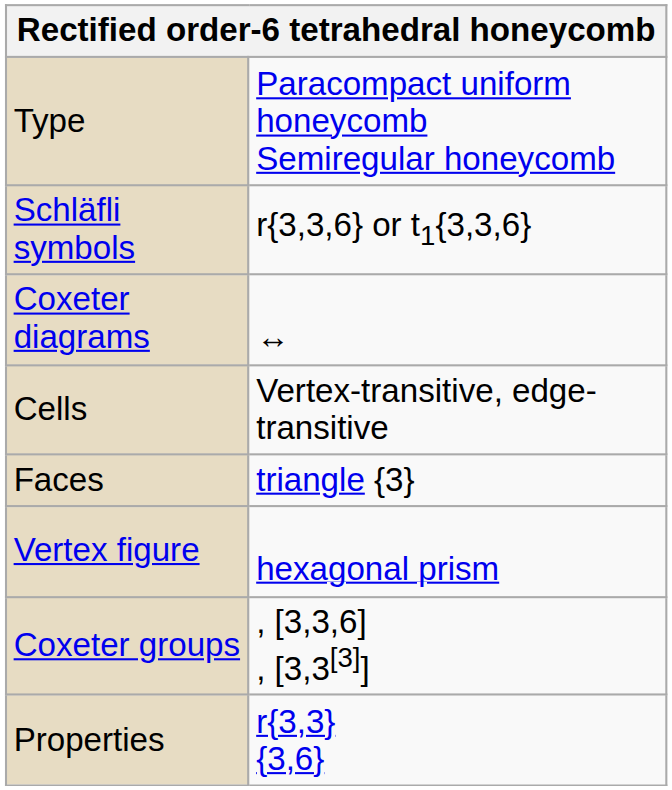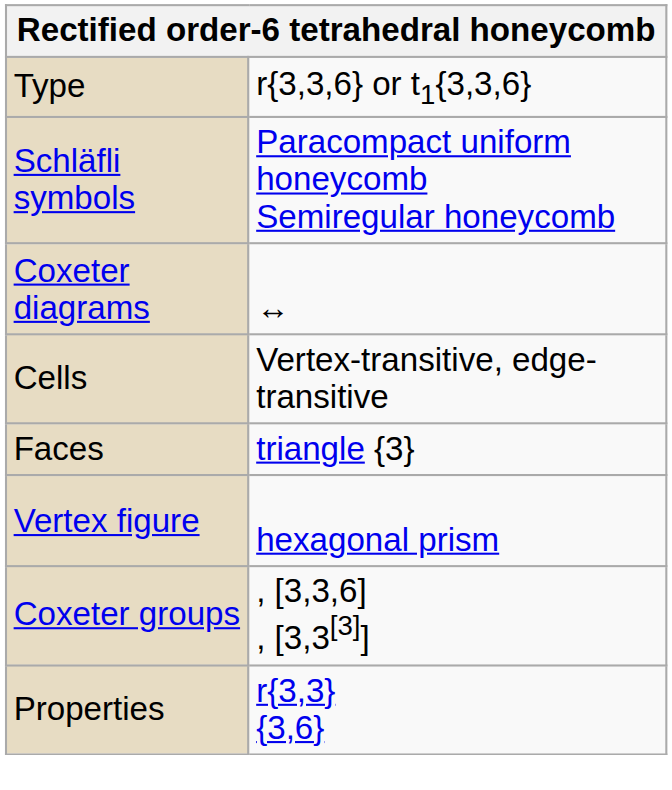(436, 120) Paracompact uniform honeycomb Semiregular honeycomb -> (394, 87) r{3,3,6} or t1{3,3,6}
(394, 230) r{3,3,6} or t1{3,3,6} -> (436, 179) Paracompact uniform honeycomb Semiregular honeycomb
